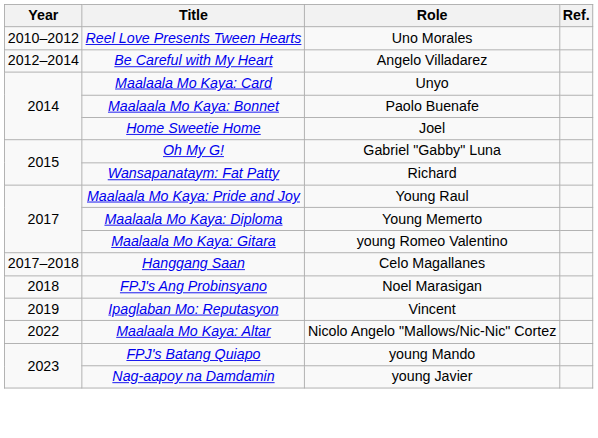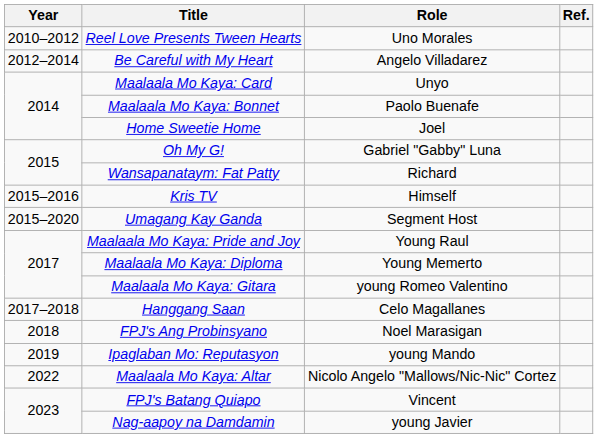+ row: (193, 196)
+ row: (193, 219)
(432, 309) Vincent -> (432, 354) young Mando
(432, 354) young Mando -> (432, 399) Vincent
